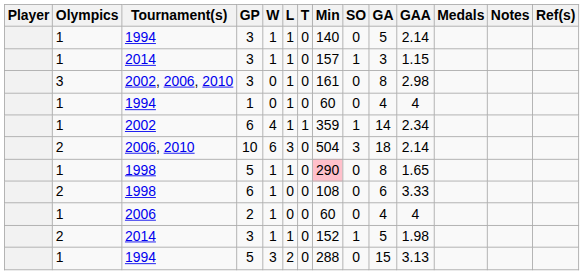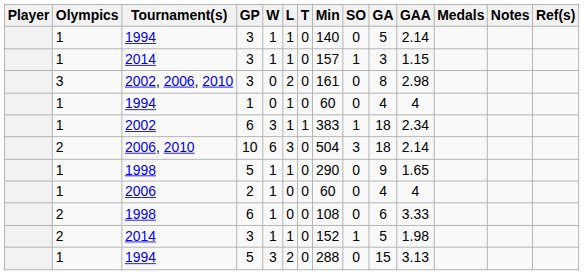(290, 81) 1 -> (290, 81) 2
(273, 125) 4 -> (273, 125) 3
(328, 125) 359 -> (328, 125) 383
(383, 125) 14 -> (383, 125) 18
(328, 170) pink background -> (328, 170) no background
(383, 170) 8 -> (383, 170) 9
rows swapped: (140, 214) <-> (140, 192)
